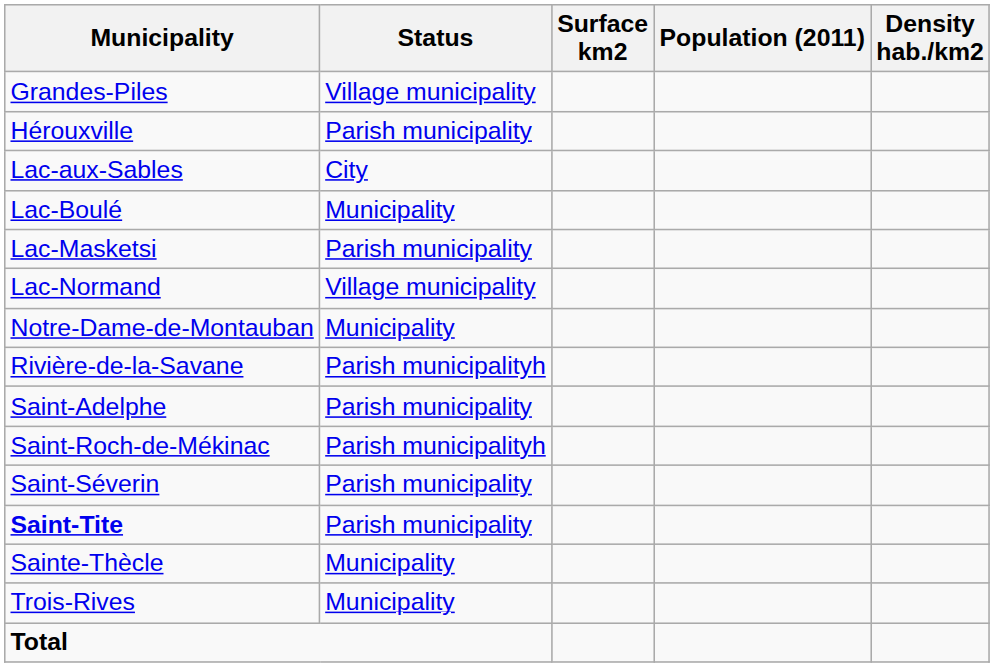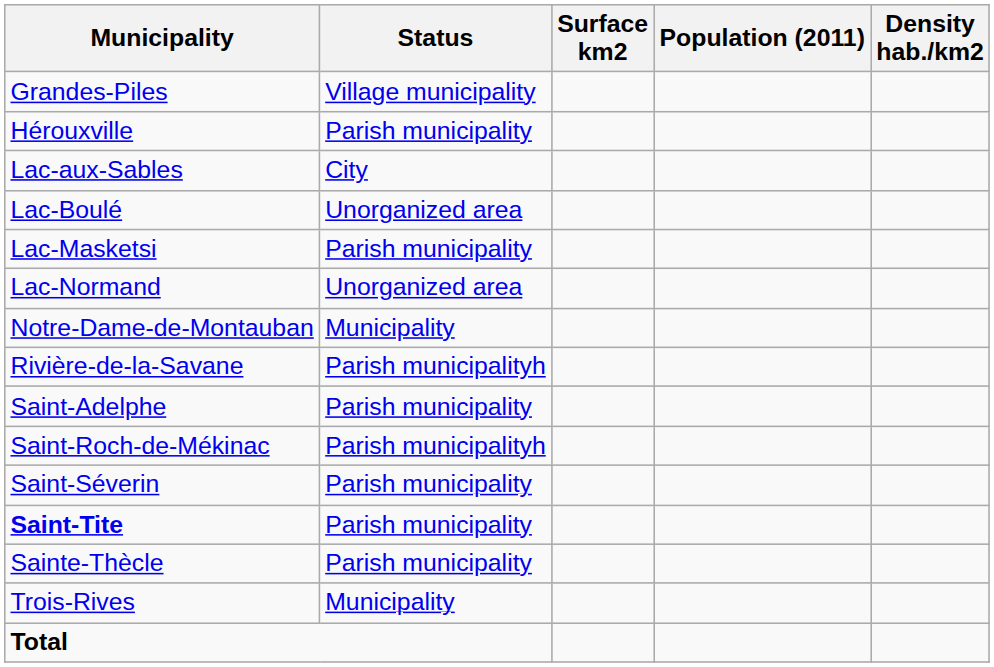(390, 209) Municipality -> (424, 209) Unorganized area
(430, 288) Village municipality -> (424, 288) Unorganized area
(390, 563) Municipality -> (429, 563) Parish municipality
